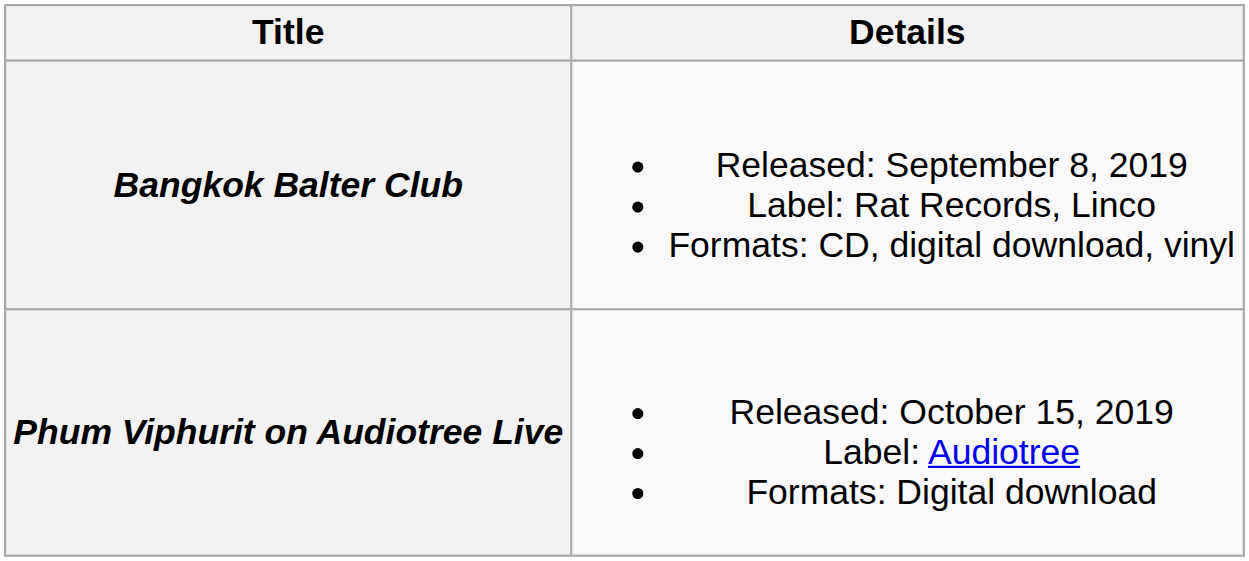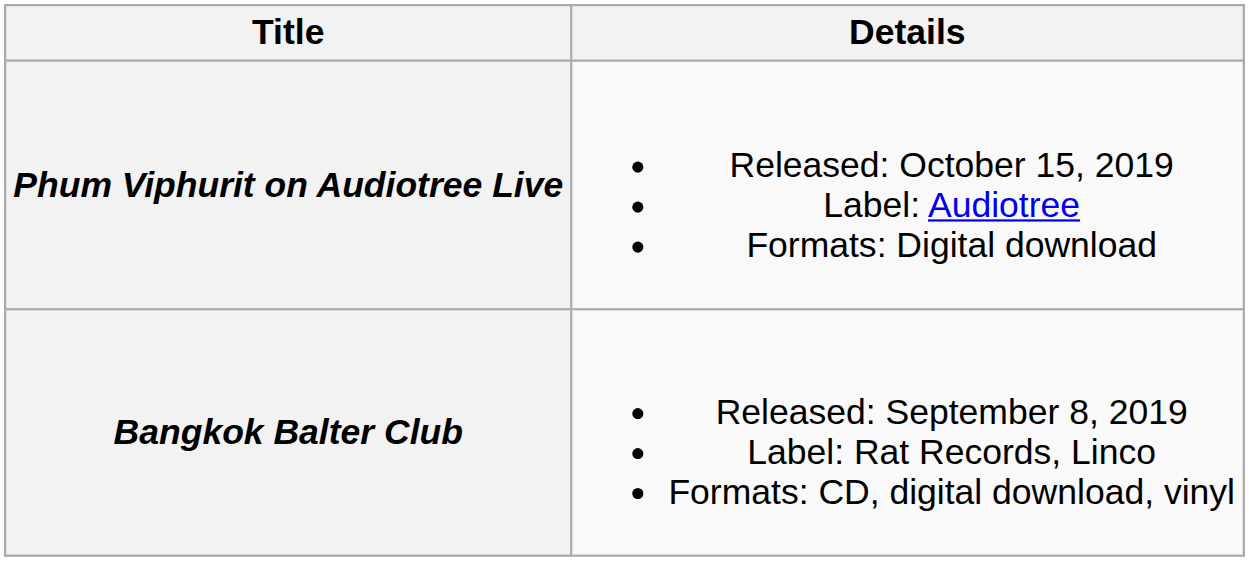rows swapped: (288, 184) <-> (288, 431)
